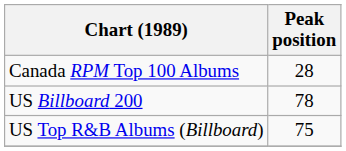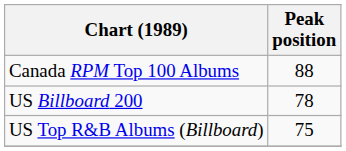(304, 70) 28 -> (304, 70) 88
